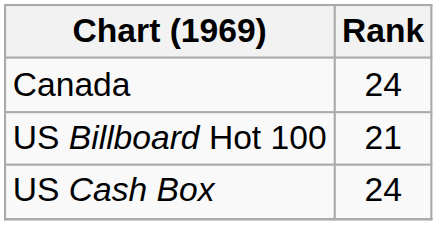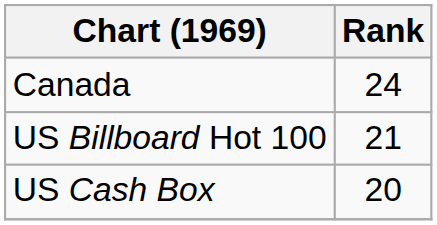(383, 191) 24 -> (383, 191) 20
